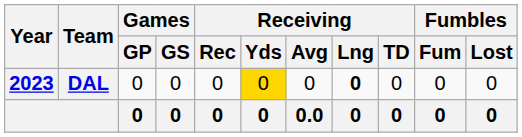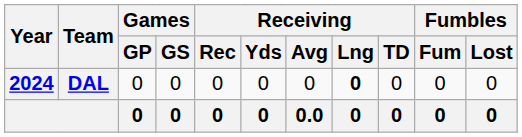(31, 83) 2023 -> (31, 83) 2024
(263, 83) gold background -> (263, 83) no background
